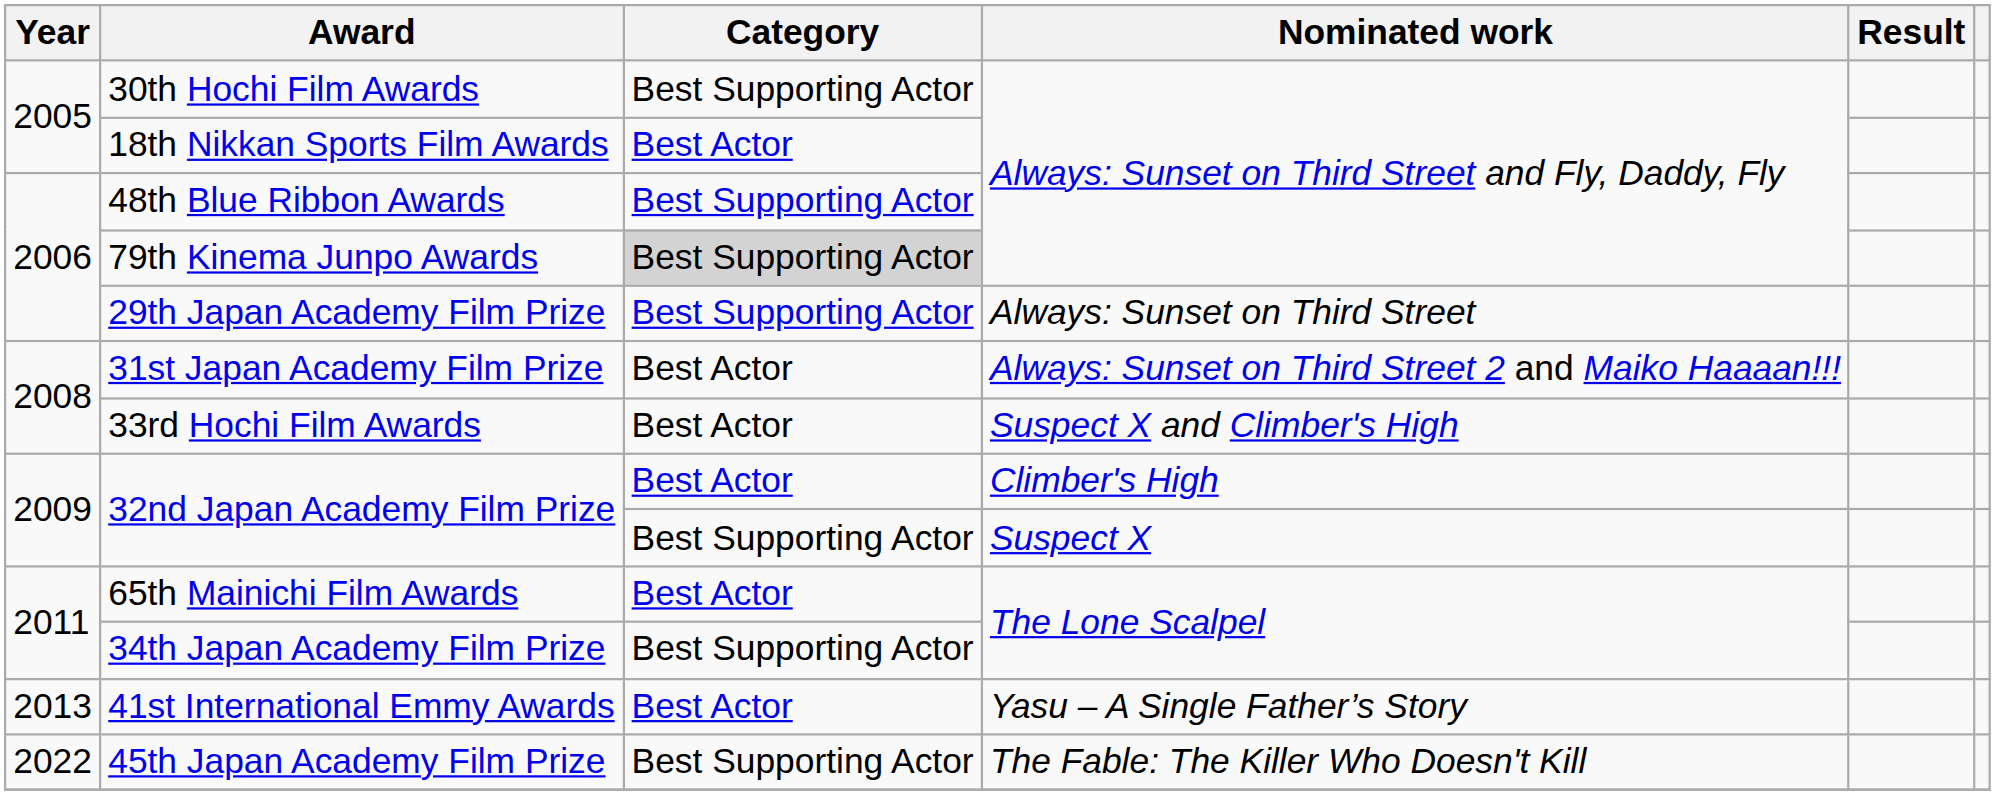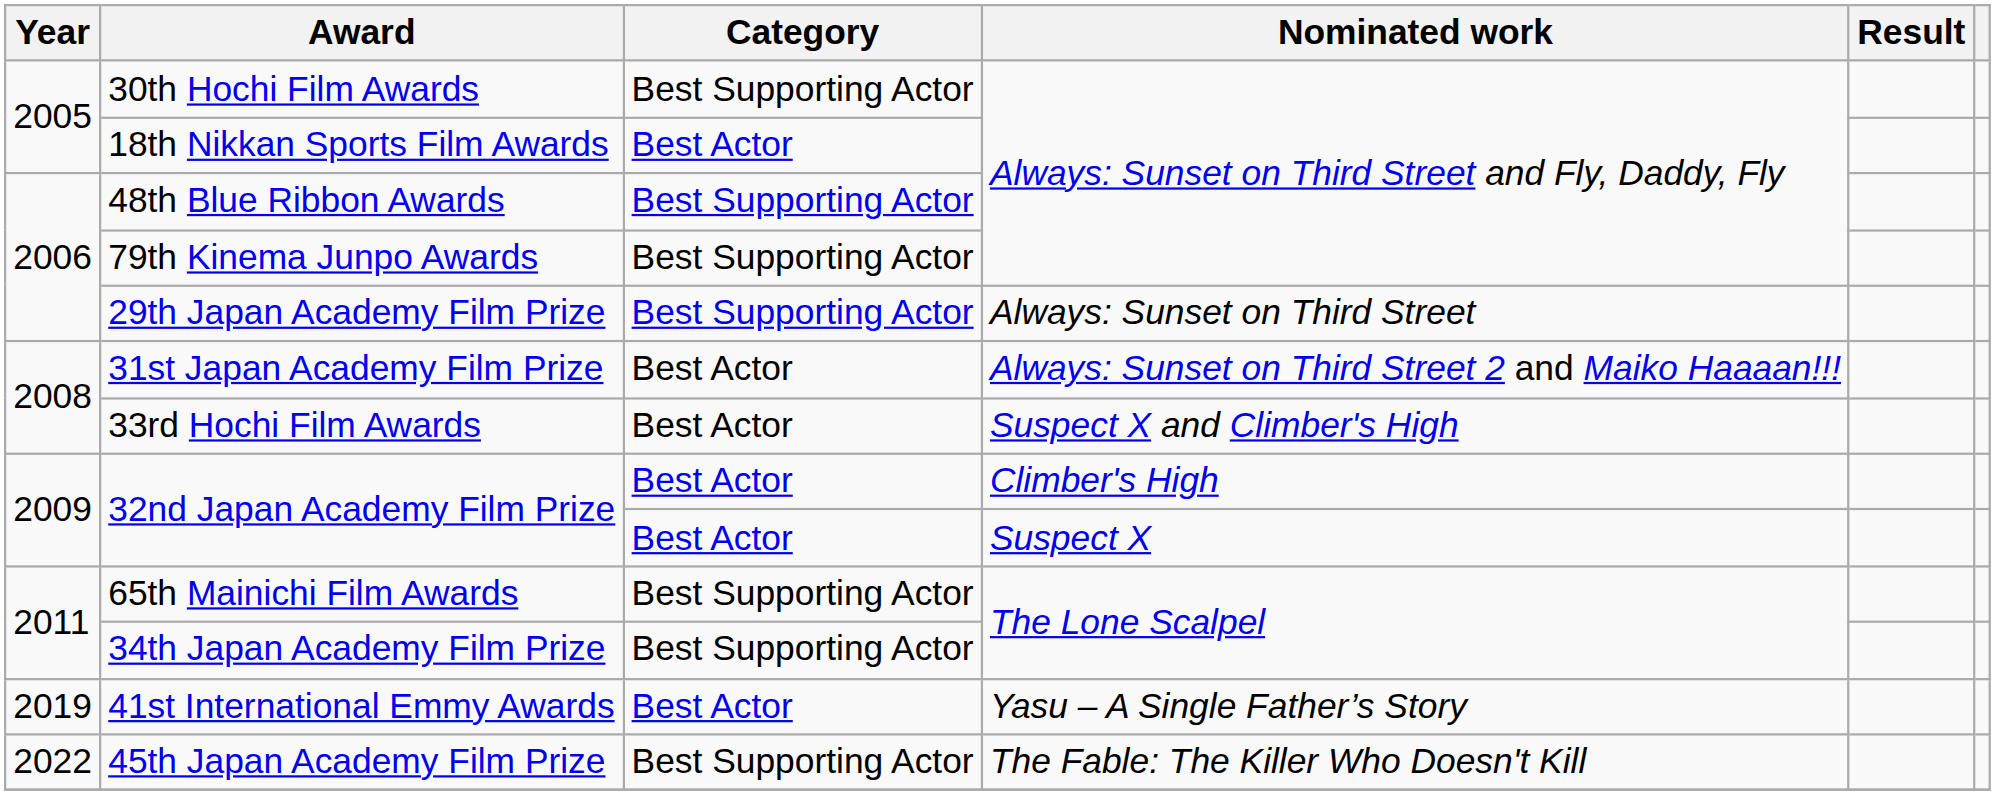(803, 256) lightgrey background -> (803, 256) no background
(803, 537) Best Supporting Actor -> (712, 537) Best Actor
(712, 593) Best Actor -> (803, 593) Best Supporting Actor
(53, 705) 2013 -> (53, 705) 2019
